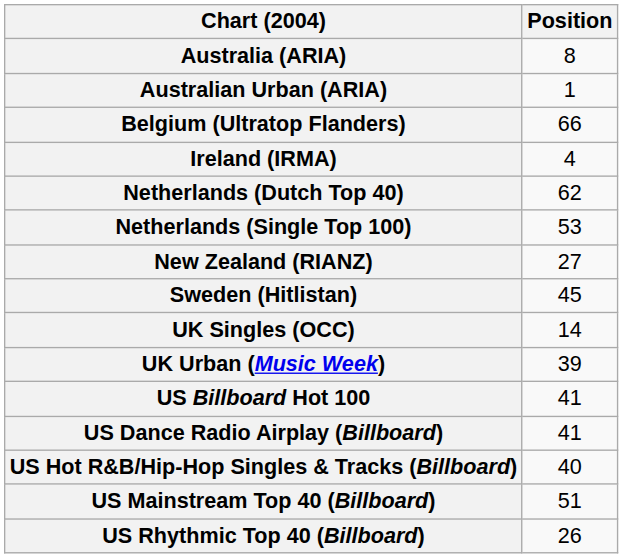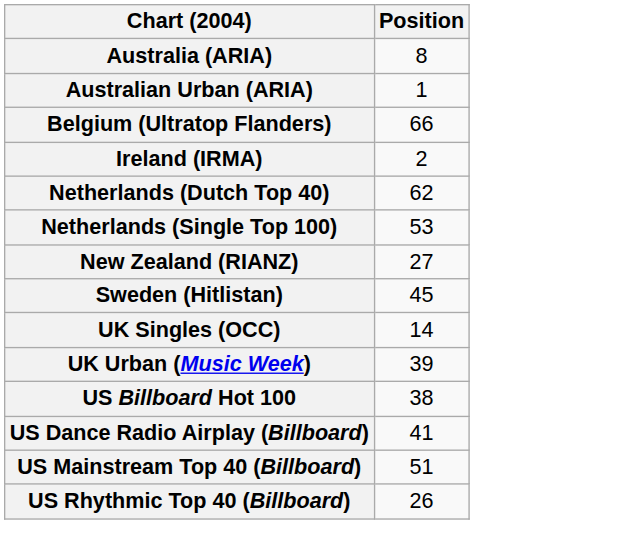(570, 158) 4 -> (421, 158) 2
(570, 398) 41 -> (421, 398) 38
- row: (263, 466)
